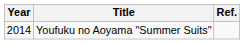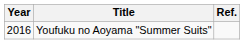(19, 30) 2014 -> (19, 30) 2016
